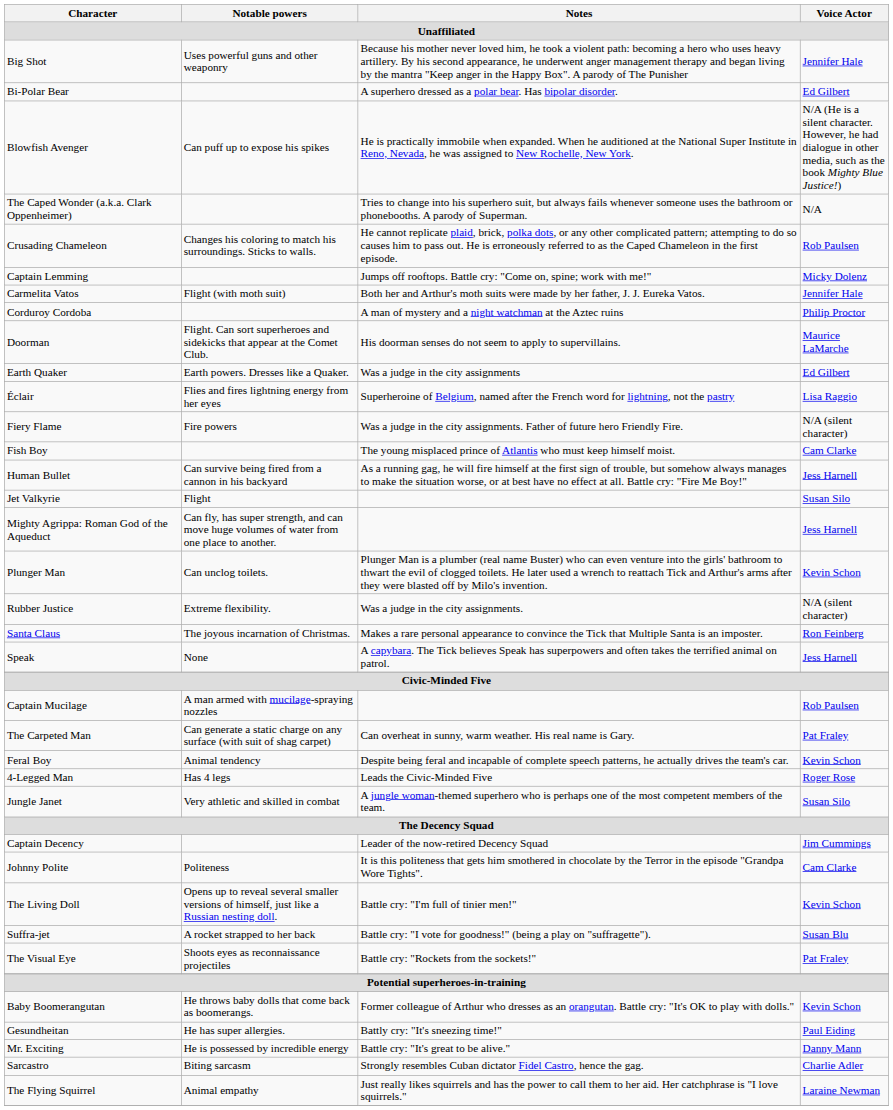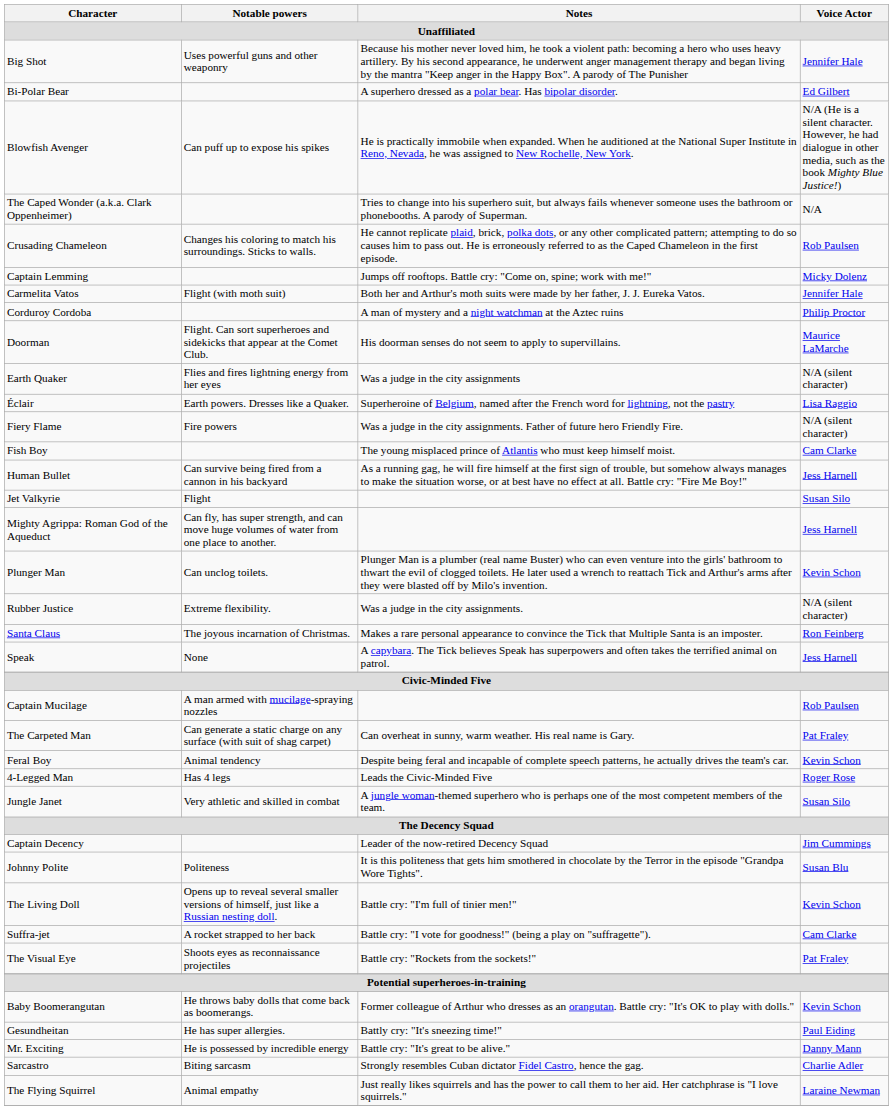(266, 372) Earth powers. Dresses like a Quaker. -> (266, 378) Flies and fires lightning energy from her eyes
(826, 372) Ed Gilbert -> (827, 378) N/A (silent character)
(266, 396) Flies and fires lightning energy from her eyes -> (266, 402) Earth powers. Dresses like a Quaker.
(830, 867) Cam Clarke -> (825, 867) Susan Blu
(825, 934) Susan Blu -> (830, 934) Cam Clarke
